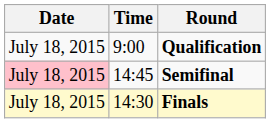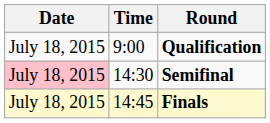(133, 74) 14:45 -> (133, 74) 14:30
(133, 103) 14:30 -> (133, 103) 14:45
